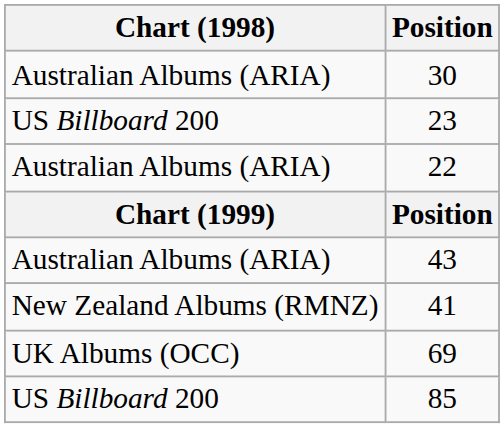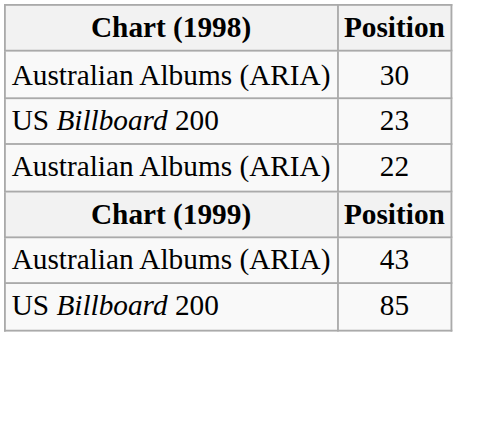- row: (442, 306)
- row: (442, 352)
